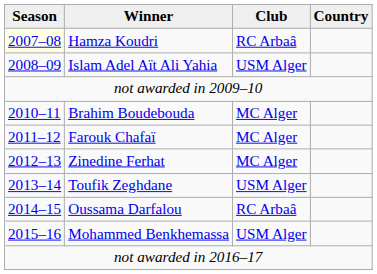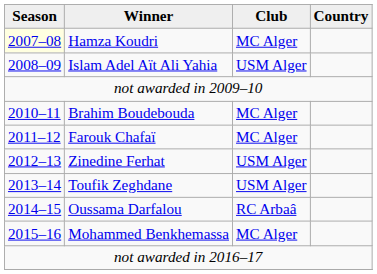(266, 40) RC Arbaâ -> (267, 40) MC Alger
(267, 161) MC Alger -> (271, 161) USM Alger
(271, 233) USM Alger -> (267, 233) MC Alger
